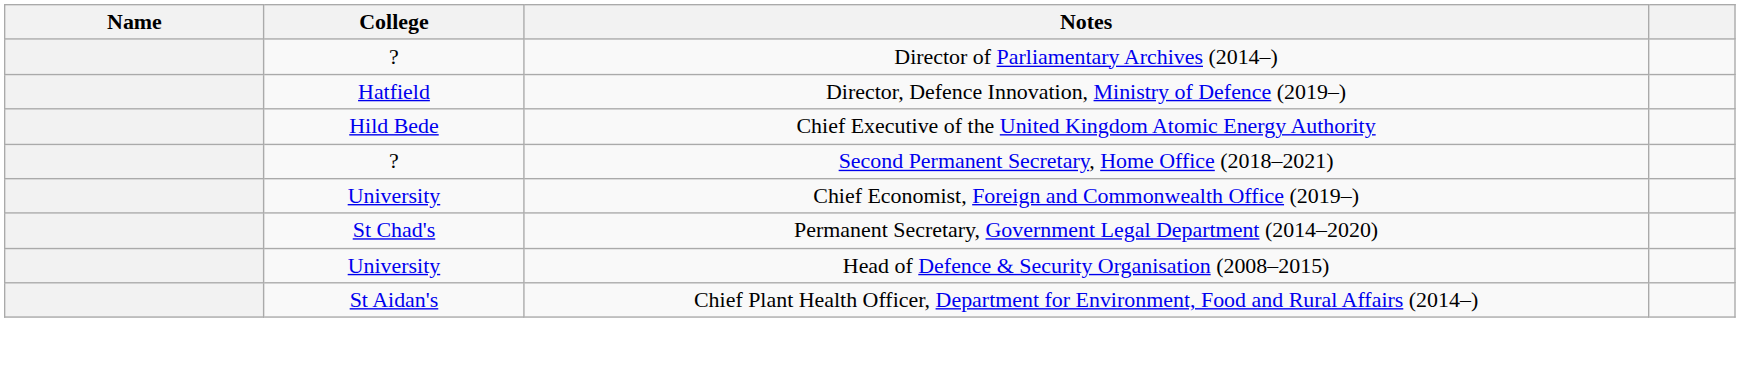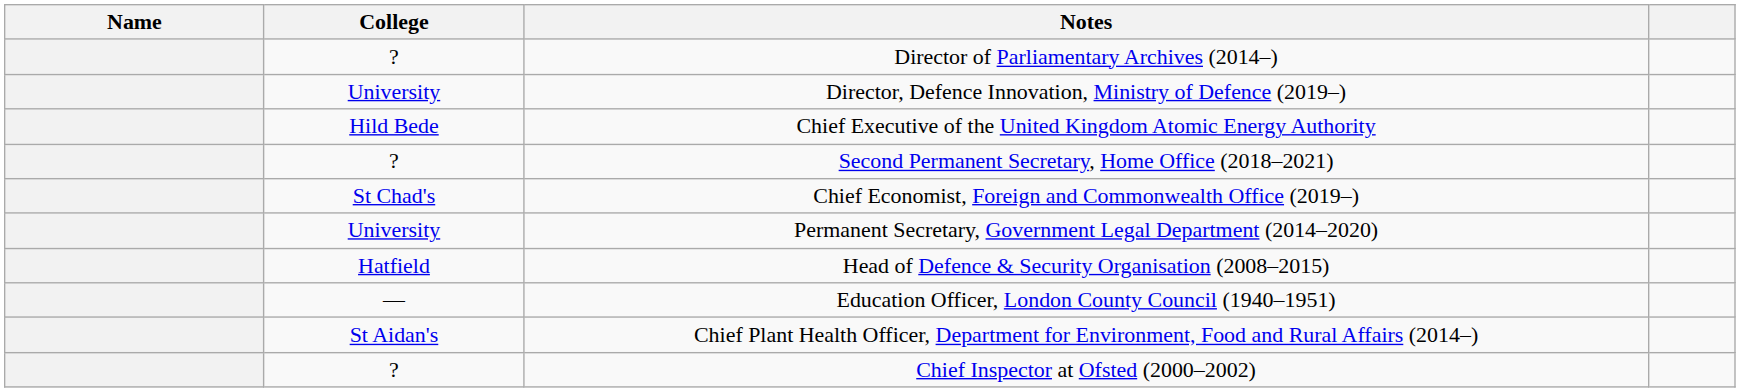(394, 91) Hatfield -> (394, 91) University
(394, 195) University -> (394, 195) St Chad's
(394, 230) St Chad's -> (394, 230) University
(394, 265) University -> (394, 265) Hatfield
+ row: (1086, 299)
+ row: (1086, 369)
